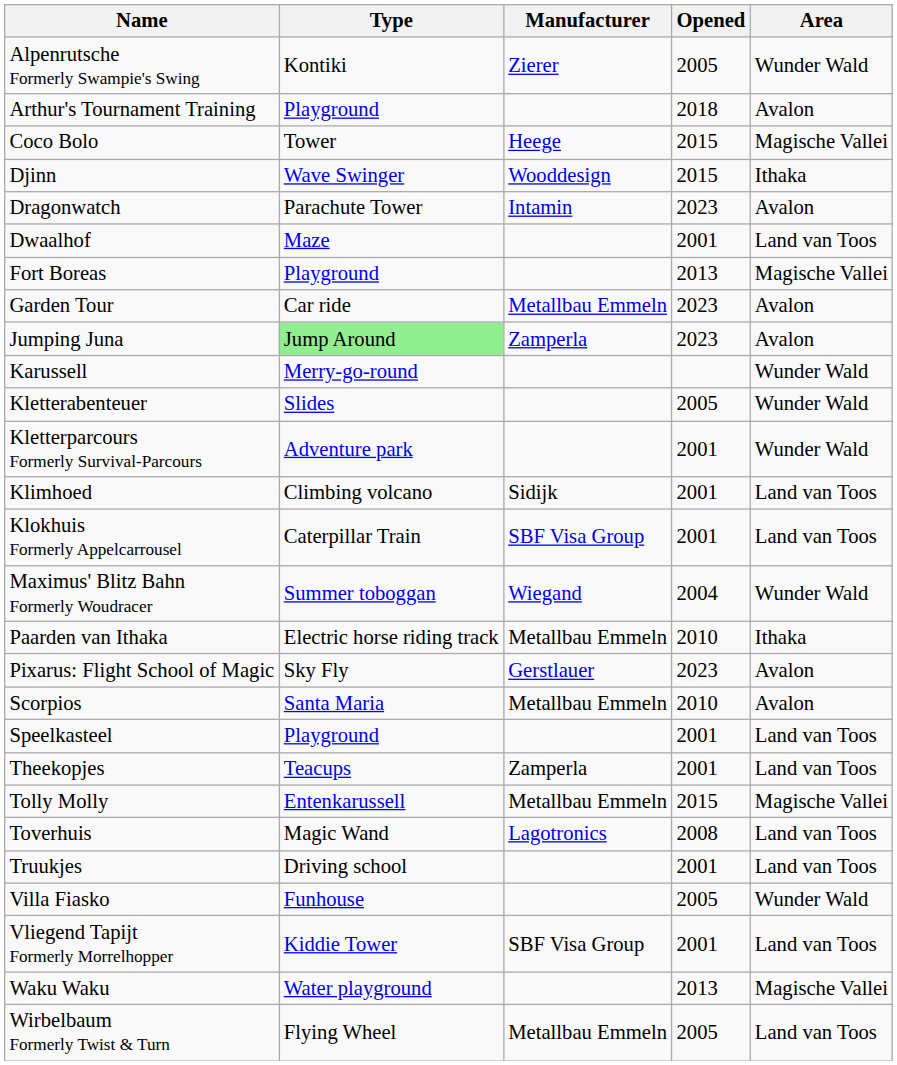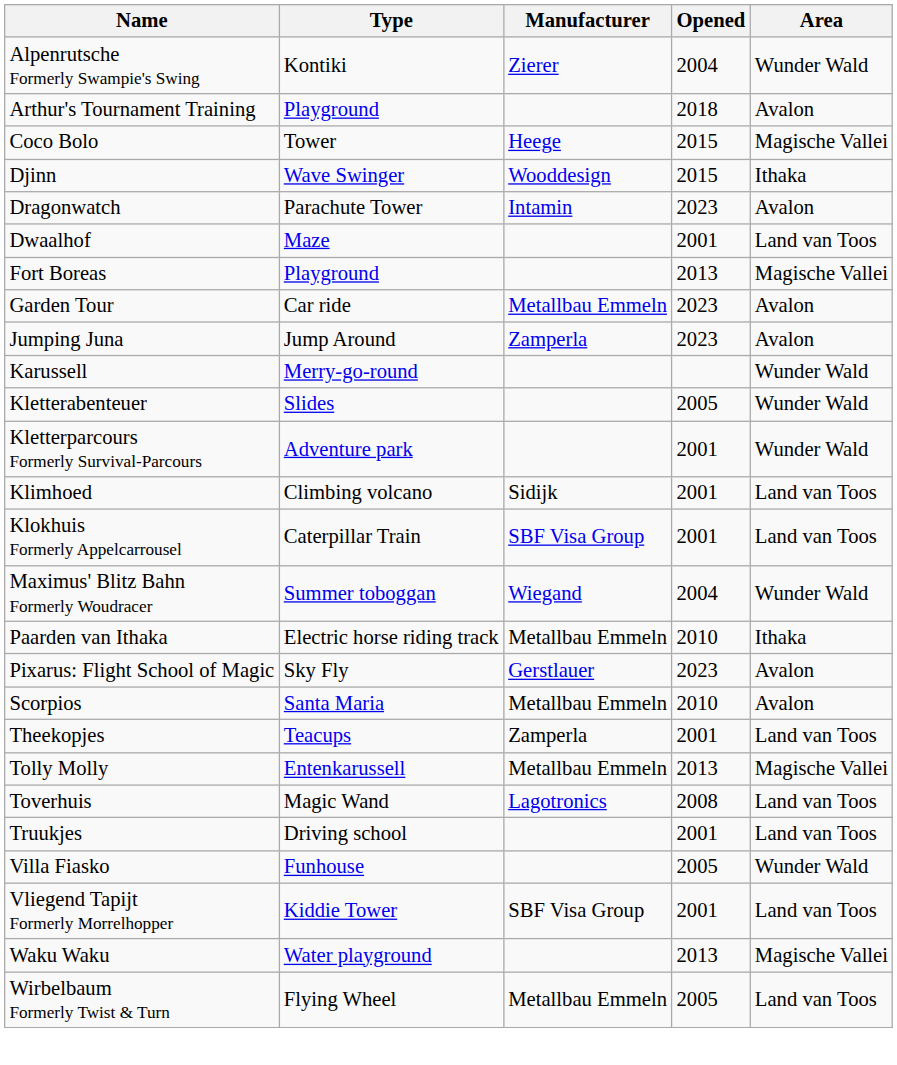(697, 65) 2005 -> (697, 65) 2004
(340, 338) lightgreen background -> (340, 338) no background
- row: (61, 735)
(697, 801) 2015 -> (697, 768) 2013
